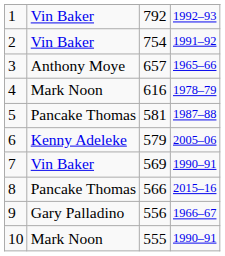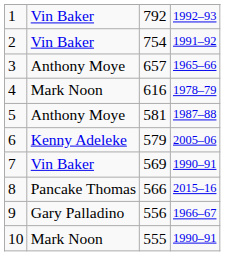(83, 115) Pancake Thomas -> (78, 115) Anthony Moye
